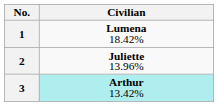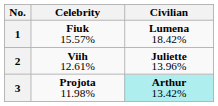+ column: (78, 12)
